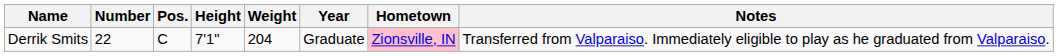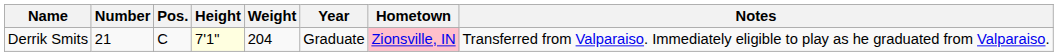(103, 39) 22 -> (103, 39) 21
(207, 39) no background -> (207, 39) lightyellow background
